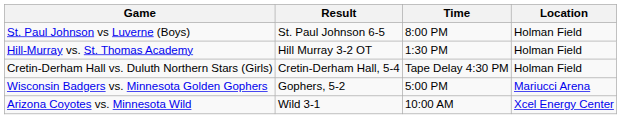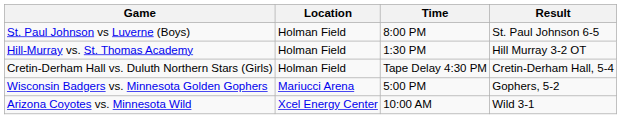columns swapped: (564, 13) <-> (339, 13)
